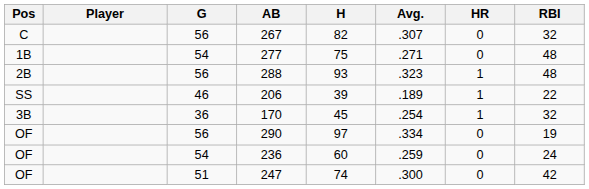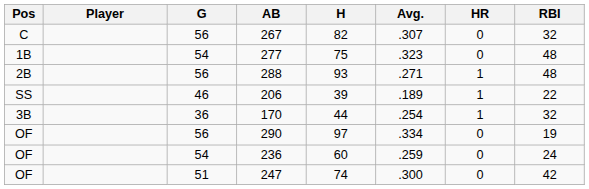(410, 54) .271 -> (410, 54) .323
(410, 74) .323 -> (410, 74) .271
(341, 114) 45 -> (341, 114) 44
